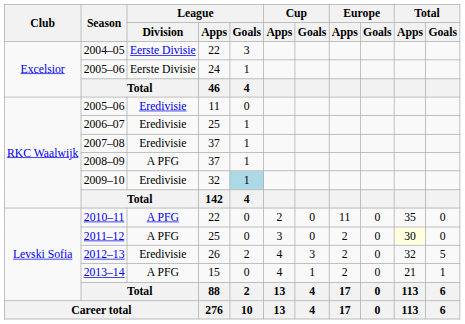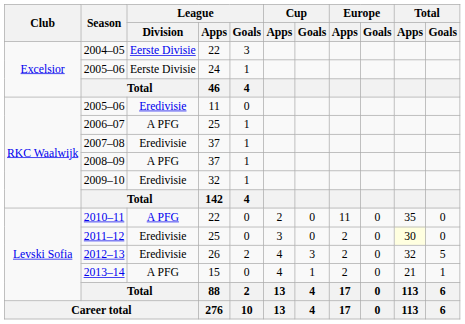(163, 124) Eredivisie -> (163, 124) A PFG
(247, 180) lightblue background -> (247, 180) no background
(163, 236) A PFG -> (163, 236) Eredivisie
